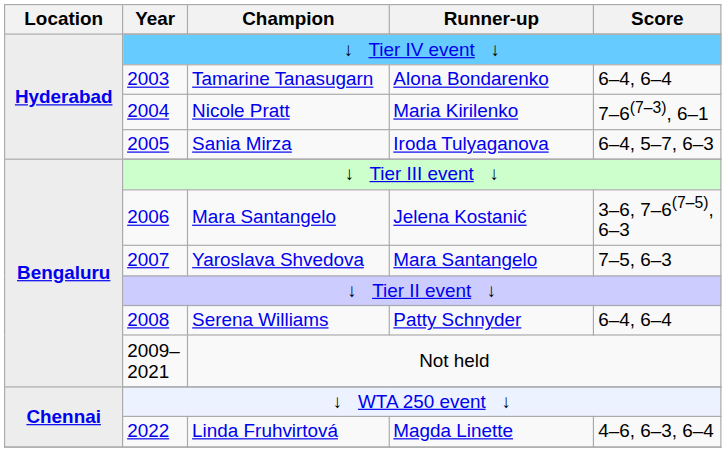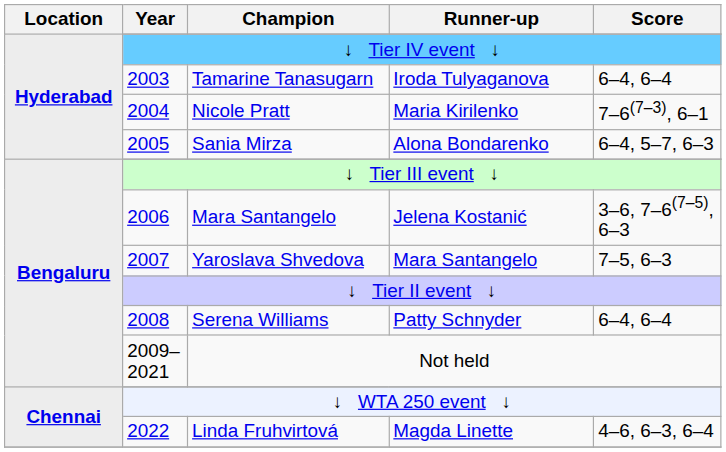(471, 79) Alona Bondarenko -> (471, 79) Iroda Tulyaganova
(471, 144) Iroda Tulyaganova -> (471, 144) Alona Bondarenko
